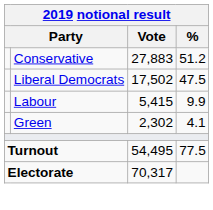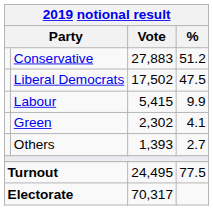+ row: (34, 144)
(152, 150) 54,495 -> (152, 172) 24,495
